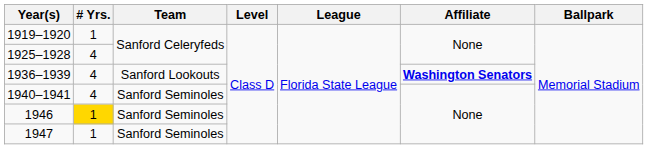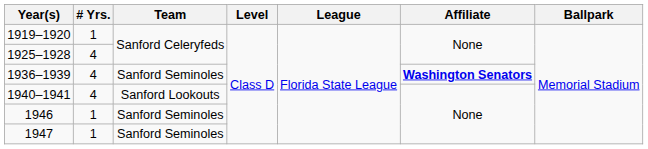(170, 75) Sanford Lookouts -> (170, 75) Sanford Seminoles
(170, 94) Sanford Seminoles -> (170, 94) Sanford Lookouts
(93, 114) gold background -> (93, 114) no background
